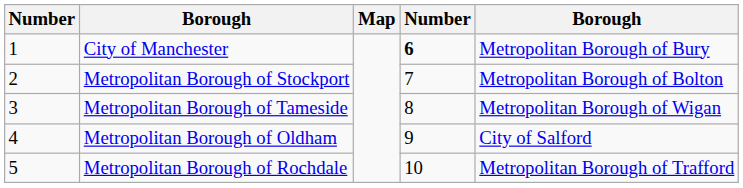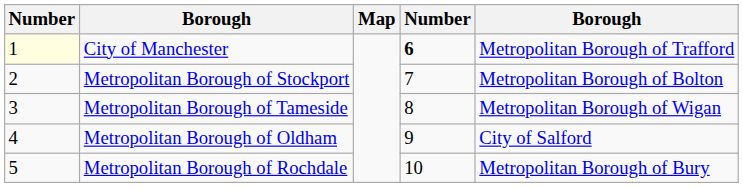(13, 49) no background -> (13, 49) lightyellow background
(595, 49) Metropolitan Borough of Bury -> (607, 49) Metropolitan Borough of Trafford
(607, 167) Metropolitan Borough of Trafford -> (595, 167) Metropolitan Borough of Bury
